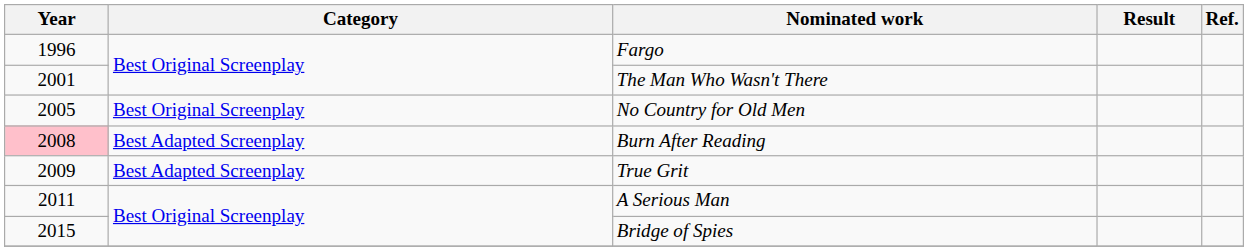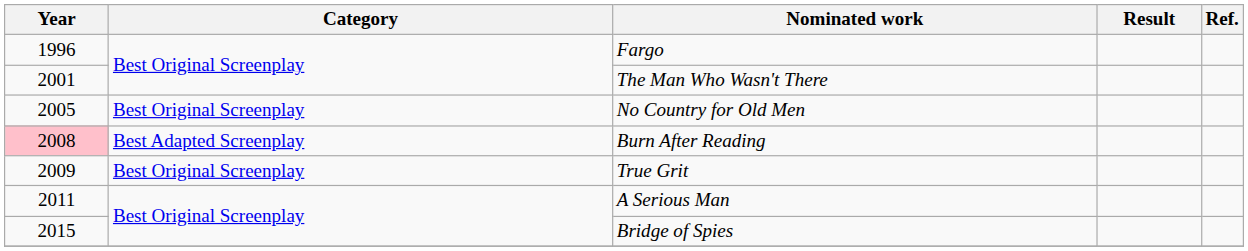(209, 170) Best Adapted Screenplay -> (209, 170) Best Original Screenplay
